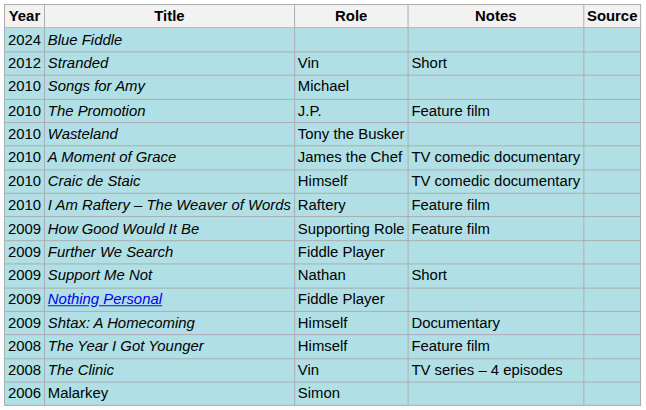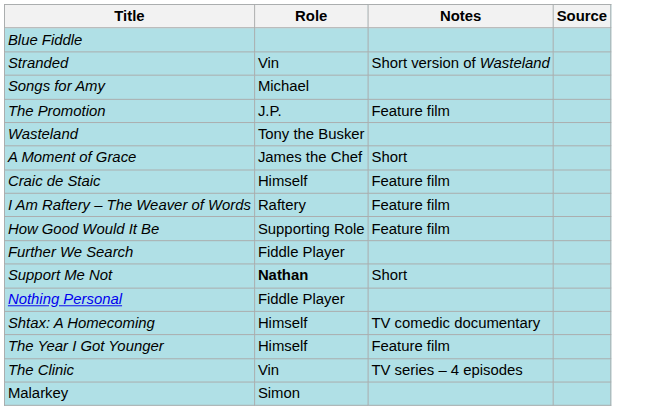- column: (24, 16)
(429, 63) Short -> (461, 63) Short version of Wasteland
(496, 157) TV comedic documentary -> (389, 157) Short
(496, 181) TV comedic documentary -> (411, 181) Feature film
(322, 275) normal -> (283, 275) bold
(456, 323) Documentary -> (456, 323) TV comedic documentary
